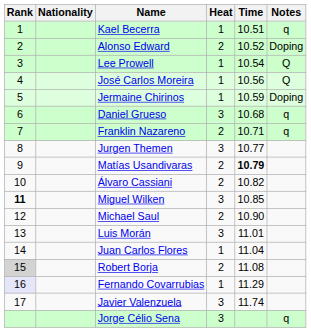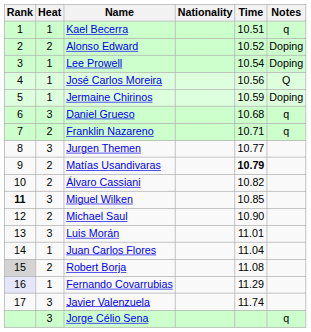columns swapped: (221, 13) <-> (65, 13)
(286, 64) Q -> (286, 64) Doping
